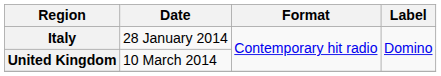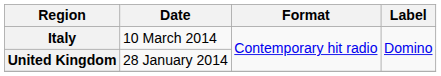(175, 37) 28 January 2014 -> (170, 37) 10 March 2014
(170, 60) 10 March 2014 -> (175, 60) 28 January 2014
